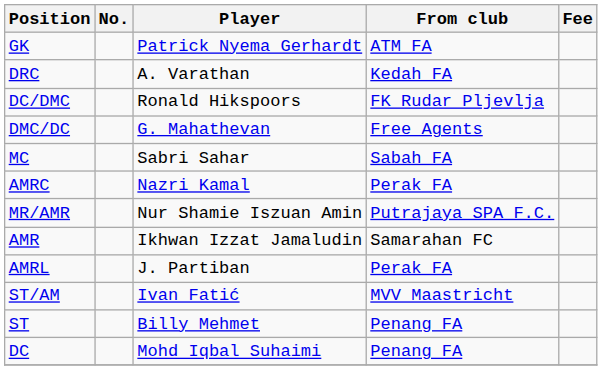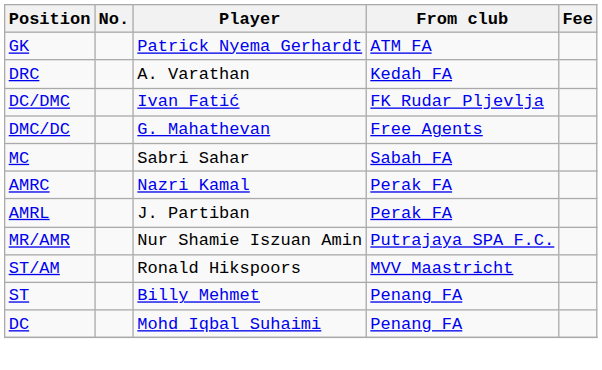(219, 102) Ronald Hikspoors -> (188, 102) Ivan Fatić
rows swapped: (29, 268) <-> (39, 213)
- row: (24, 241)
(188, 296) Ivan Fatić -> (219, 268) Ronald Hikspoors
